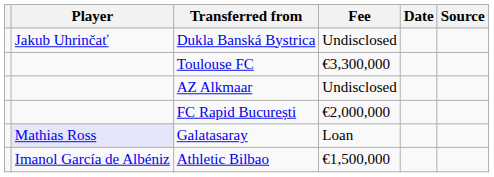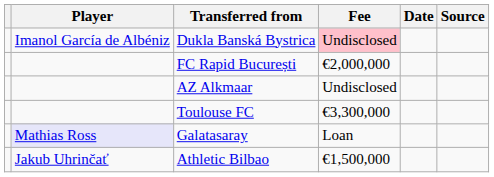(62, 40) Jakub Uhrinčať -> (92, 40) Imanol García de Albéniz
(360, 40) no background -> (360, 40) pink background
rows swapped: (236, 111) <-> (215, 64)
(92, 159) Imanol García de Albéniz -> (62, 159) Jakub Uhrinčať
